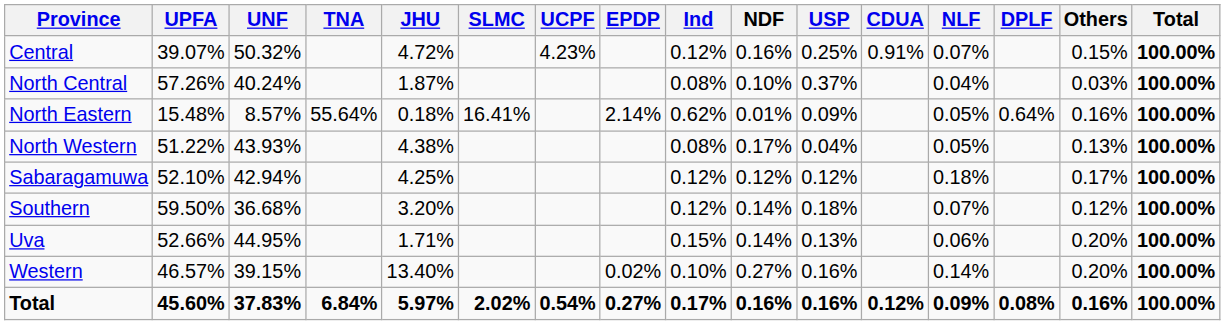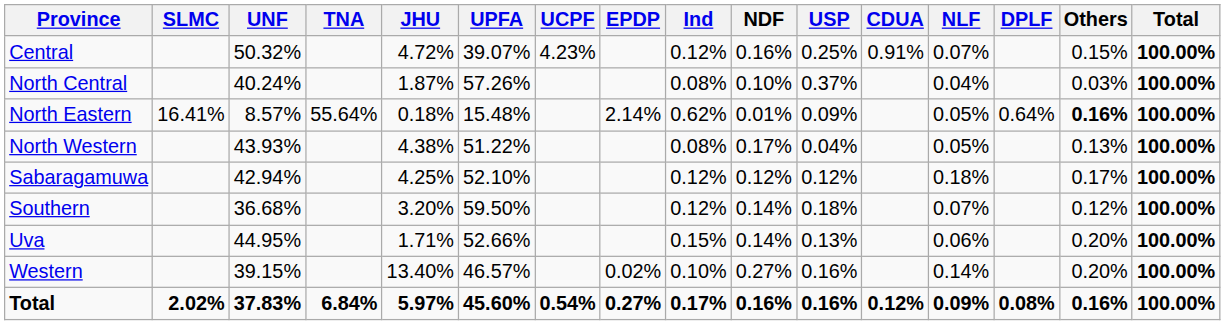columns swapped: (191, 20) <-> (497, 20)
(1100, 114) normal -> (1100, 114) bold
